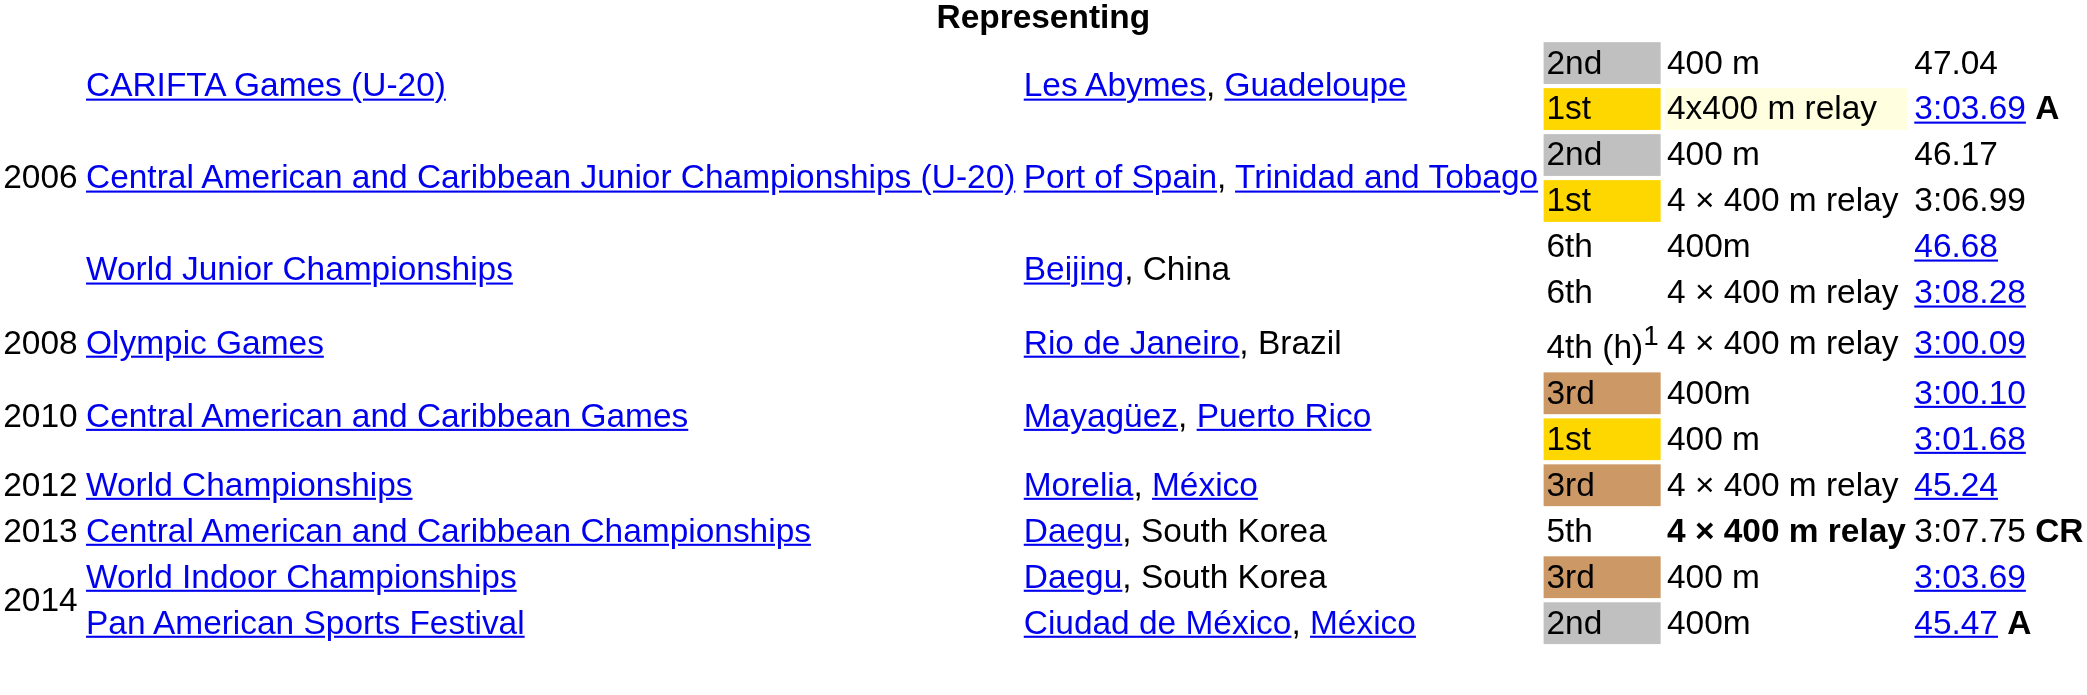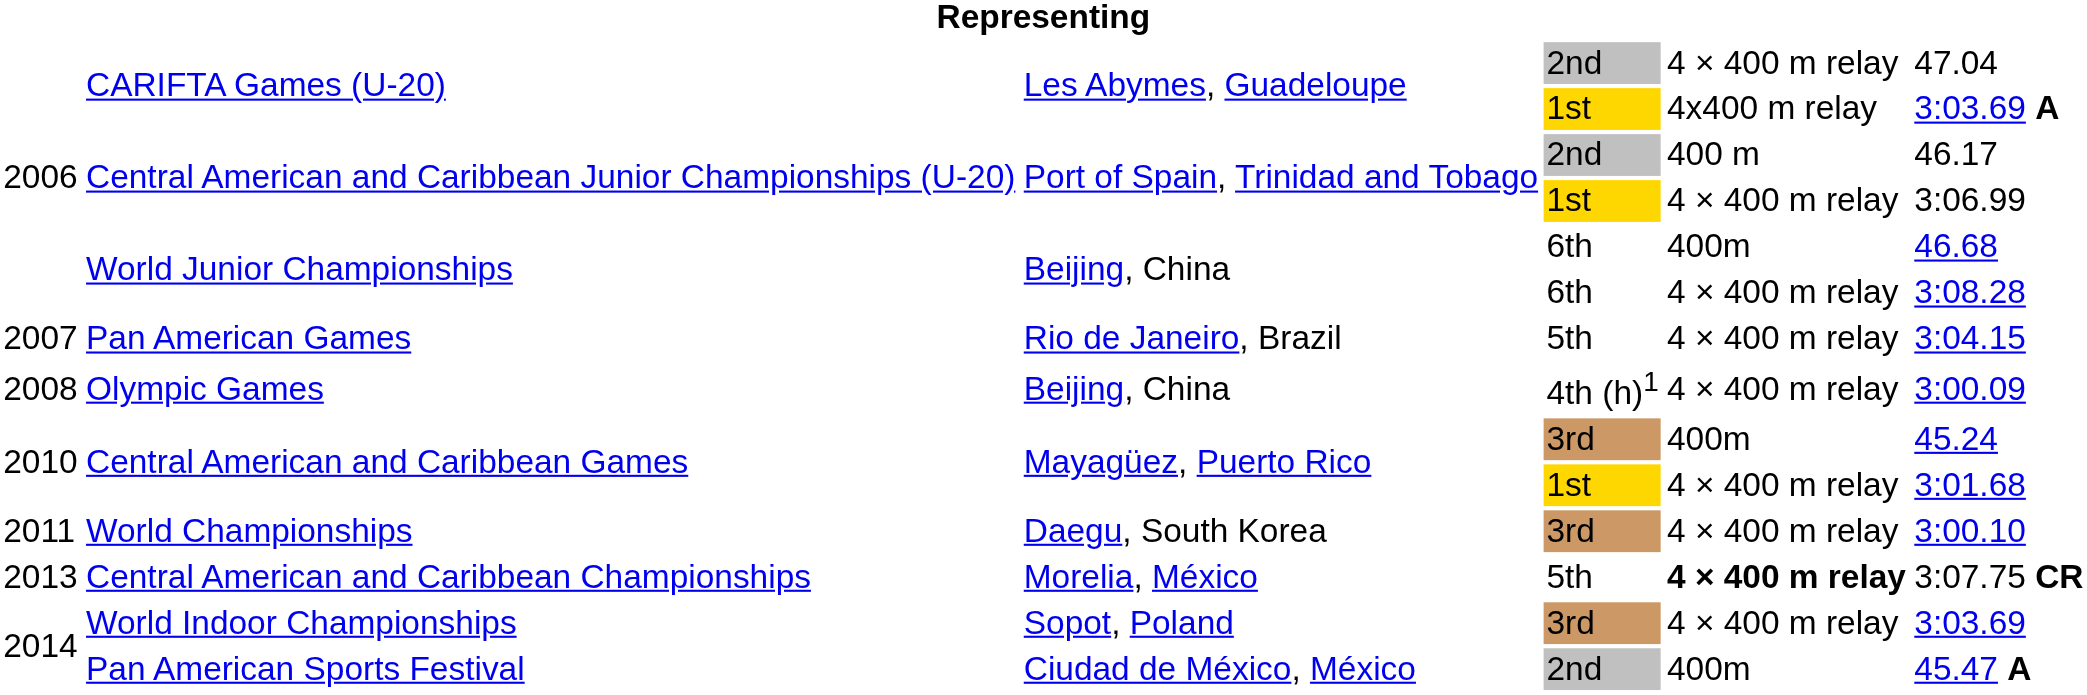(1713, 62) 400 m -> (1783, 62) 4 × 400 m relay
(1772, 108) lightyellow background -> (1772, 108) no background
+ row: (249, 338)
(1183, 342) Rio de Janeiro, Brazil -> (1127, 388) Beijing, China
(1970, 393) 3:00.10 -> (1956, 439) 45.24
(1713, 439) 400 m -> (1783, 485) 4 × 400 m relay
(40, 485) 2012 -> (39, 531) 2011
(1141, 485) Morelia, México -> (1175, 531) Daegu, South Korea
(1956, 485) 45.24 -> (1970, 531) 3:00.10
(1175, 531) Daegu, South Korea -> (1141, 577) Morelia, México
(1175, 577) Daegu, South Korea -> (1129, 623) Sopot, Poland
(1713, 577) 400 m -> (1783, 623) 4 × 400 m relay
